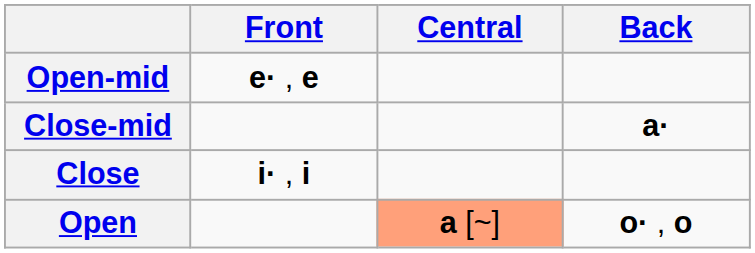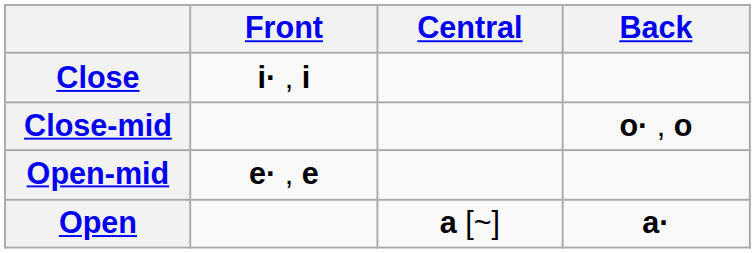rows swapped: (98, 174) <-> (98, 77)
(656, 125) a· -> (656, 125) o· , o
(470, 222) lightsalmon background -> (470, 222) no background
(656, 222) o· , o -> (656, 222) a·
